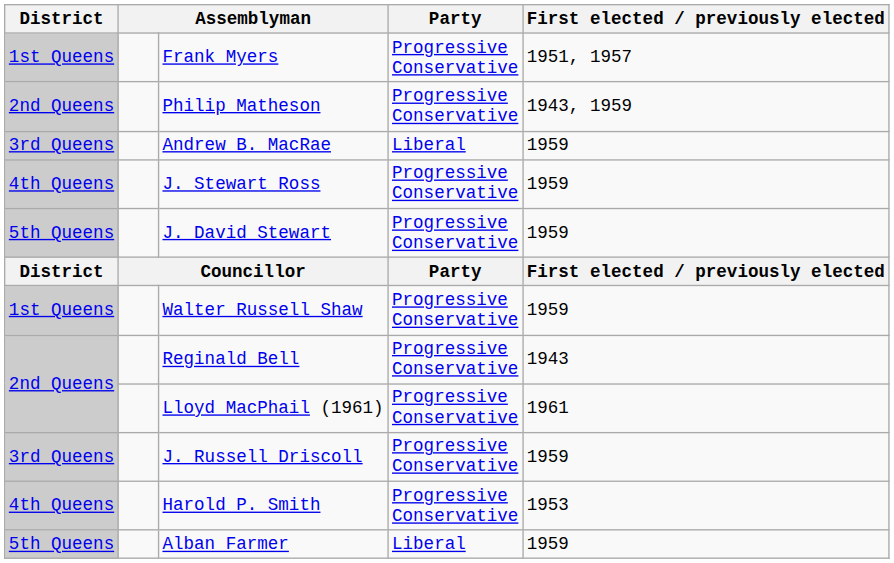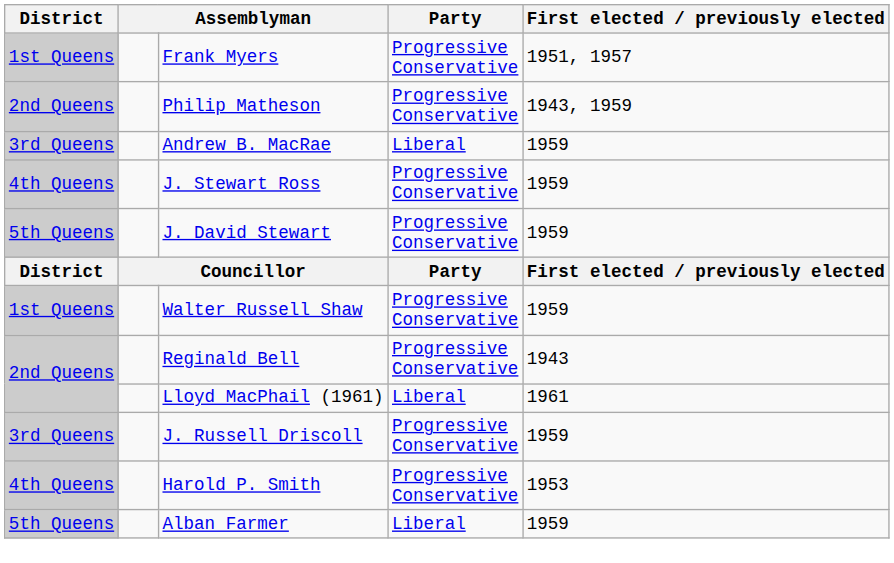(455, 408) Progressive Conservative -> (429, 398) Liberal
